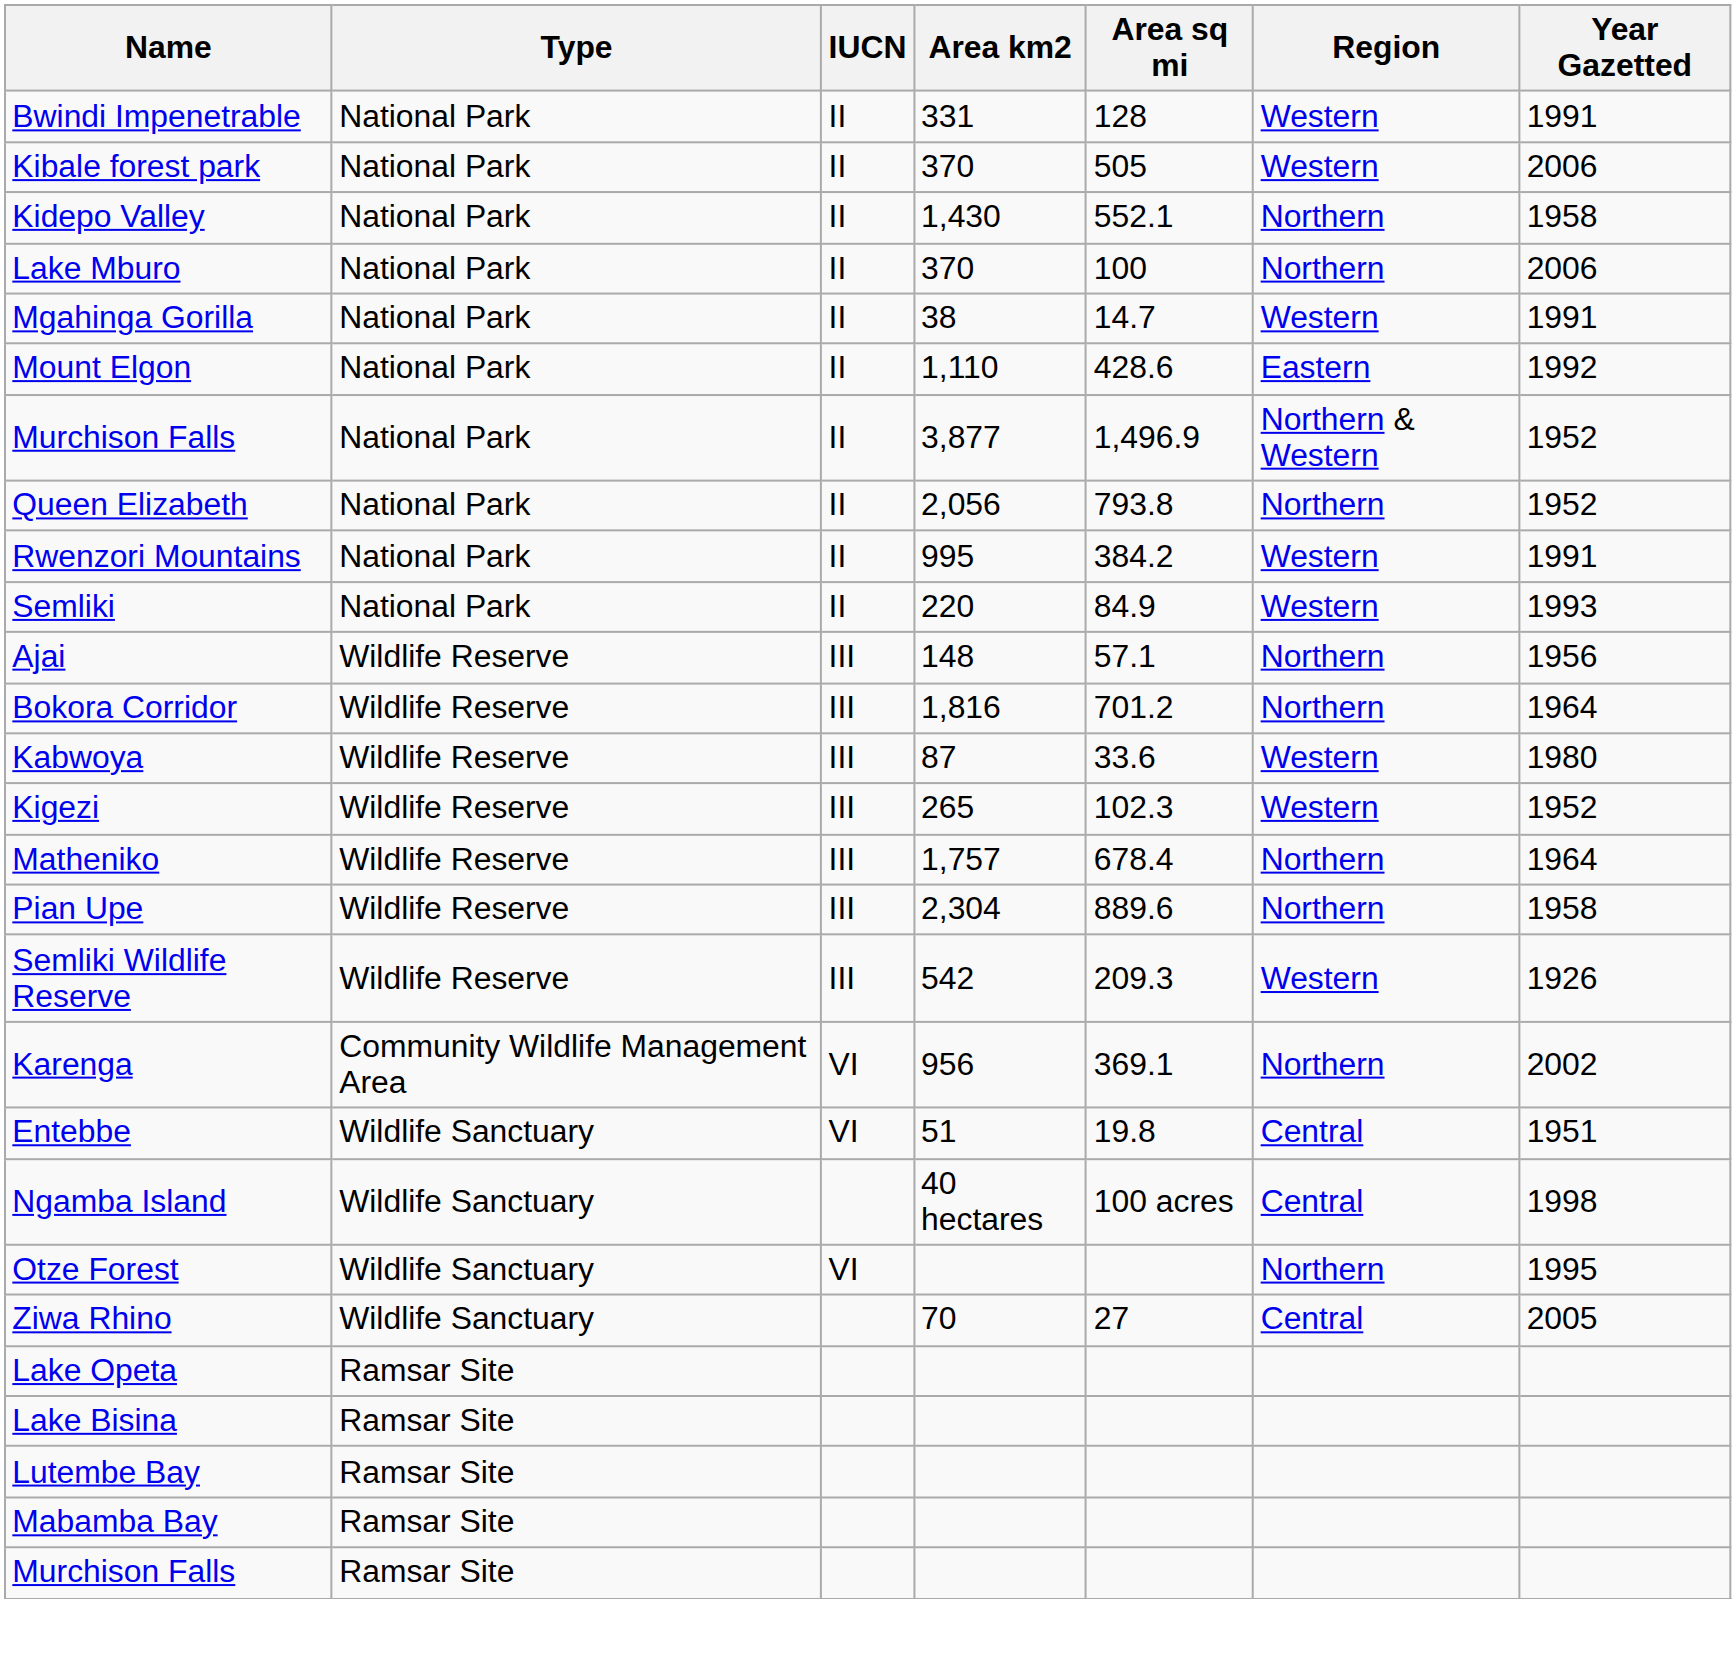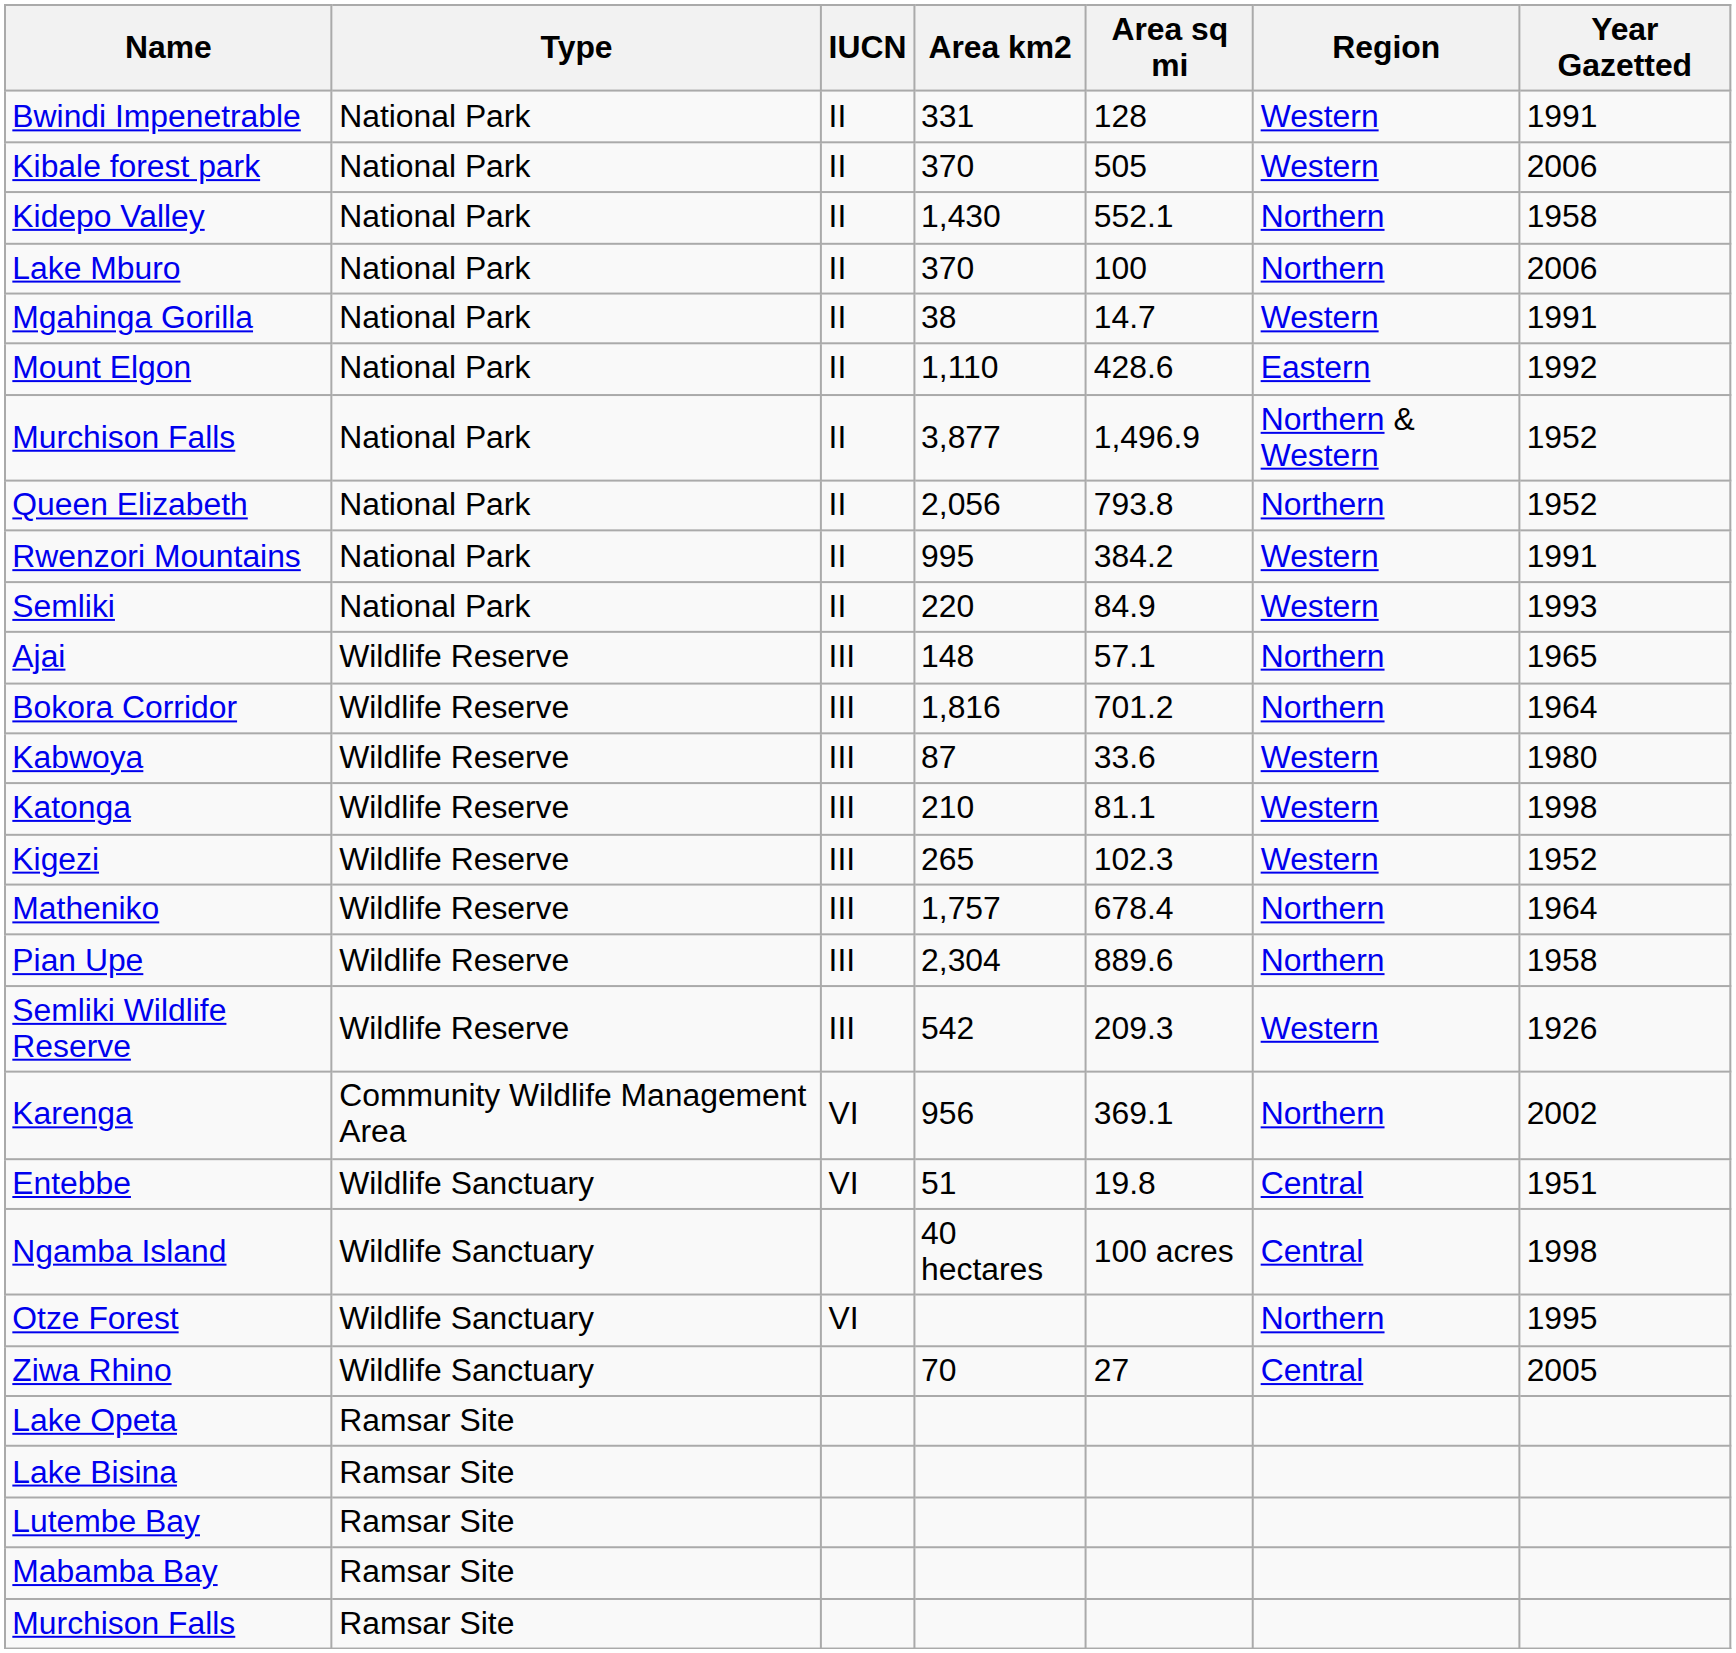(1562, 656) 1956 -> (1562, 656) 1965
+ row: (72, 808)
